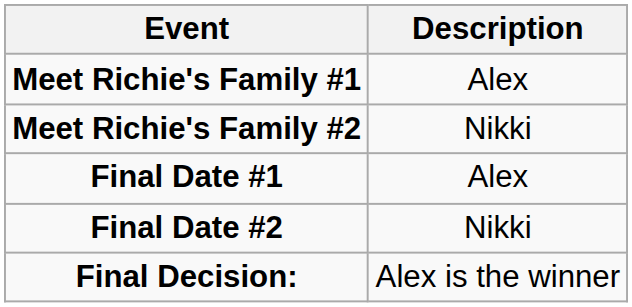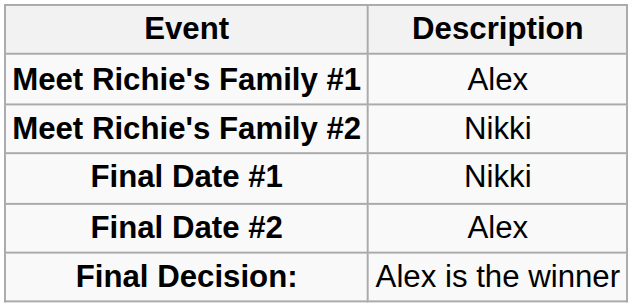(498, 177) Alex -> (498, 177) Nikki
(498, 227) Nikki -> (498, 227) Alex
